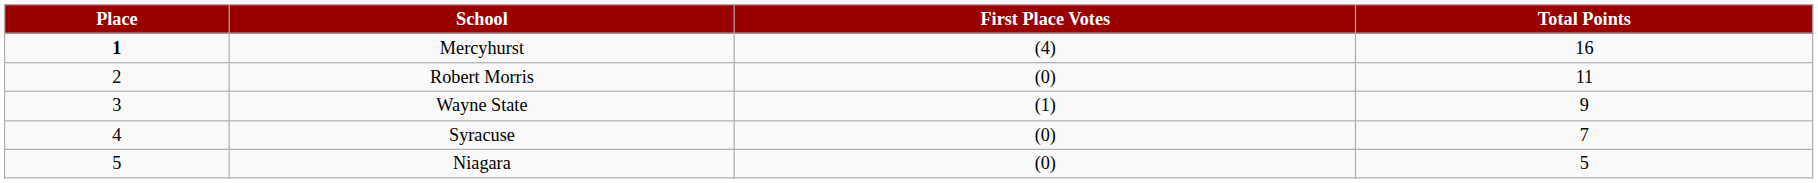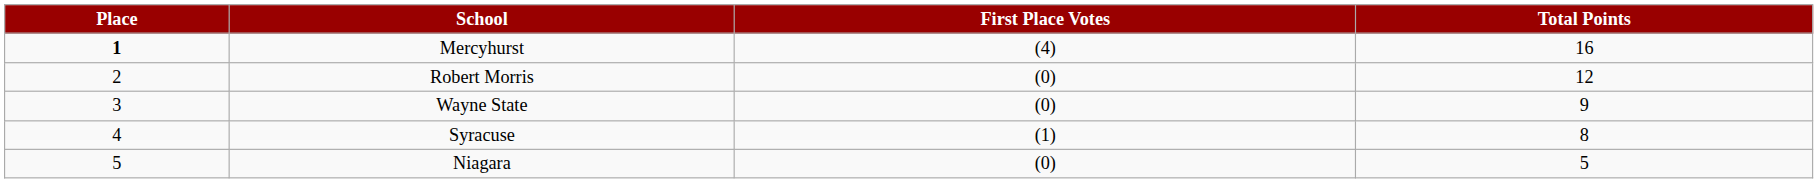(1584, 76) 11 -> (1584, 76) 12
(1045, 105) (1) -> (1045, 105) (0)
(1045, 134) (0) -> (1045, 134) (1)
(1584, 134) 7 -> (1584, 134) 8
